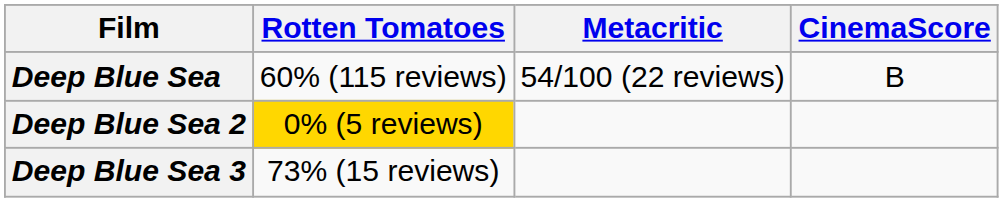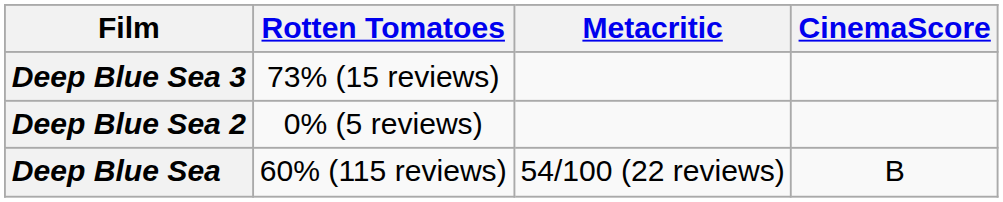rows swapped: (116, 76) <-> (129, 171)
(383, 123) gold background -> (383, 123) no background
